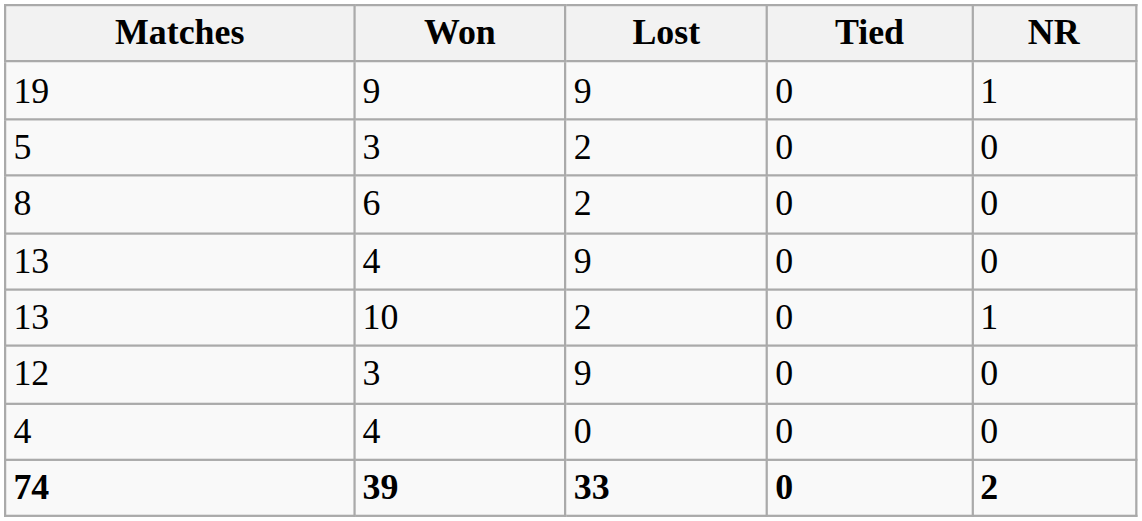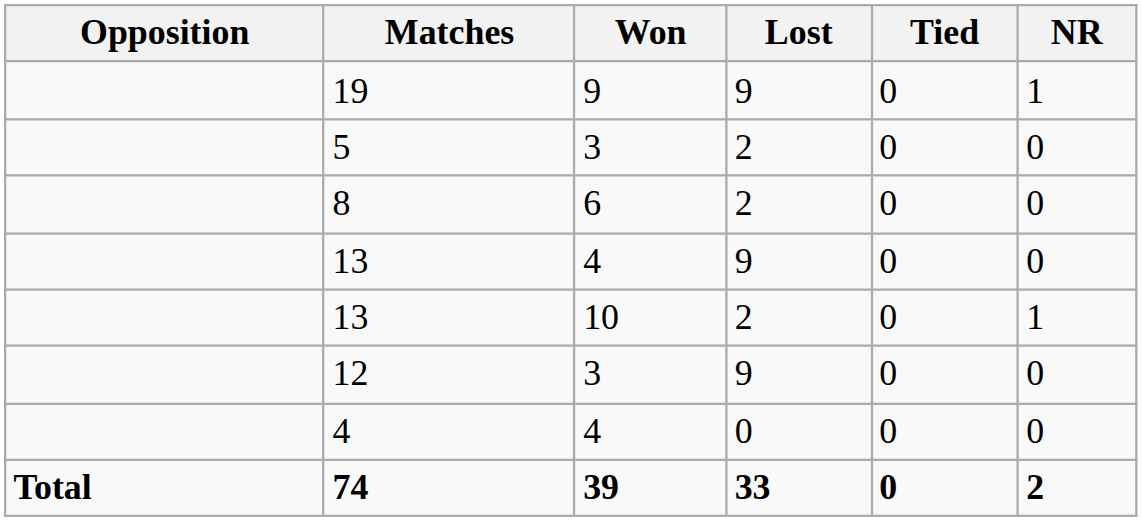+ column: (165, 32)
